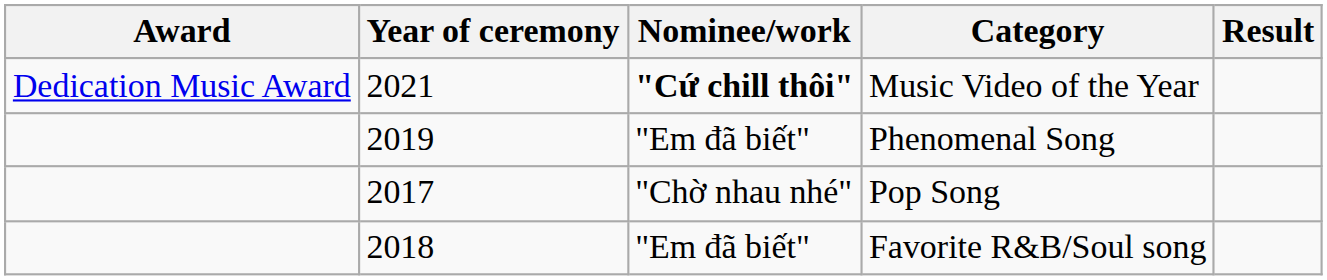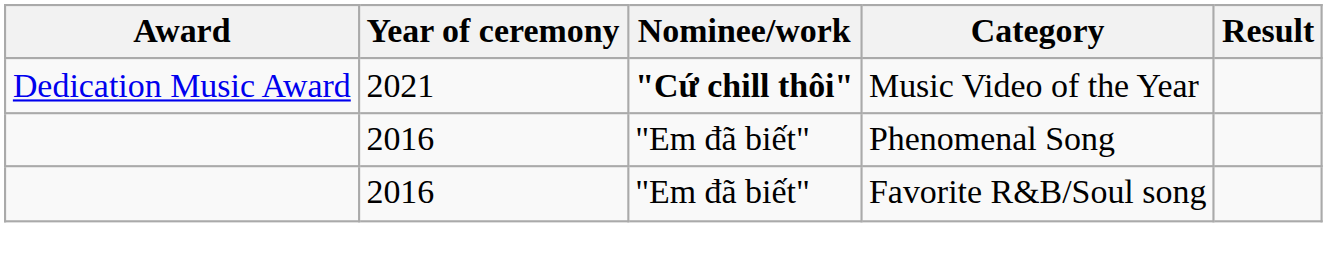(400, 138) 2019 -> (400, 138) 2016
- row: (934, 192)
(400, 246) 2018 -> (400, 192) 2016
